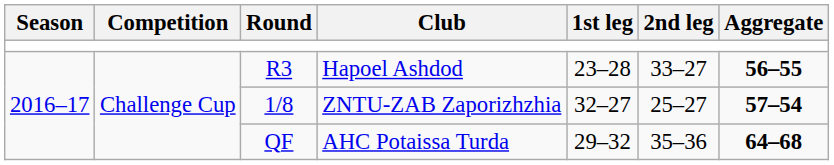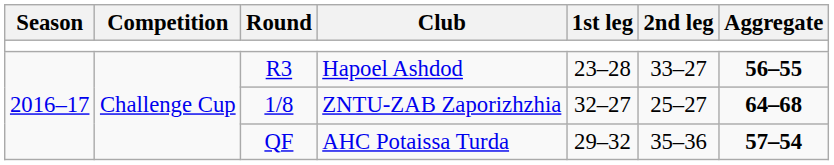(774, 105) 57–54 -> (774, 105) 64–68
(774, 141) 64–68 -> (774, 141) 57–54
